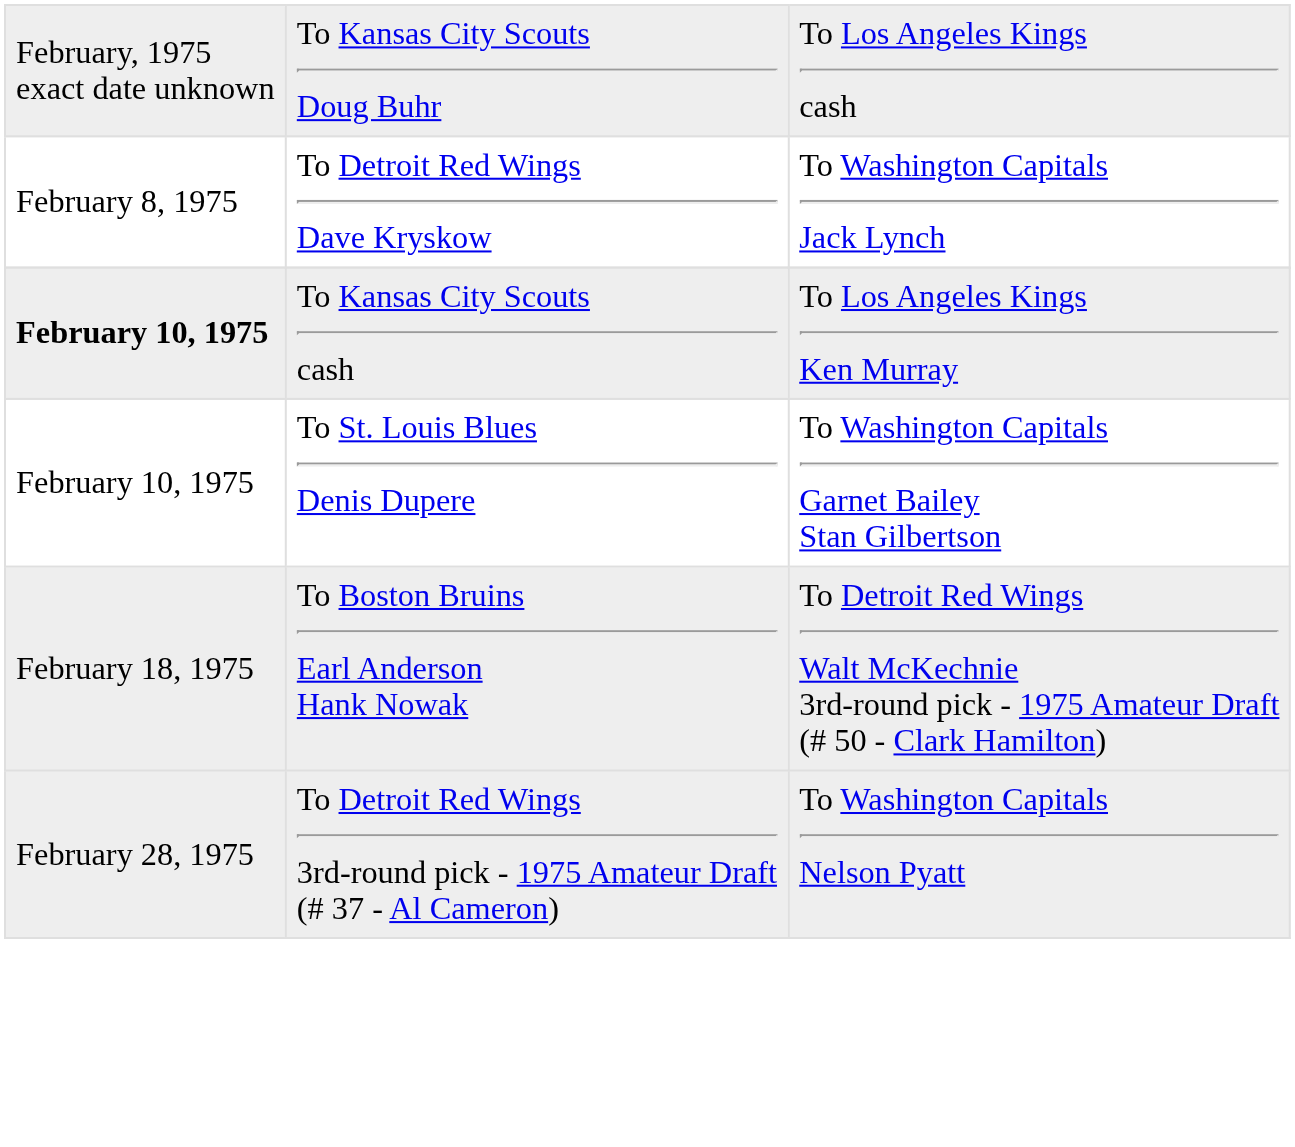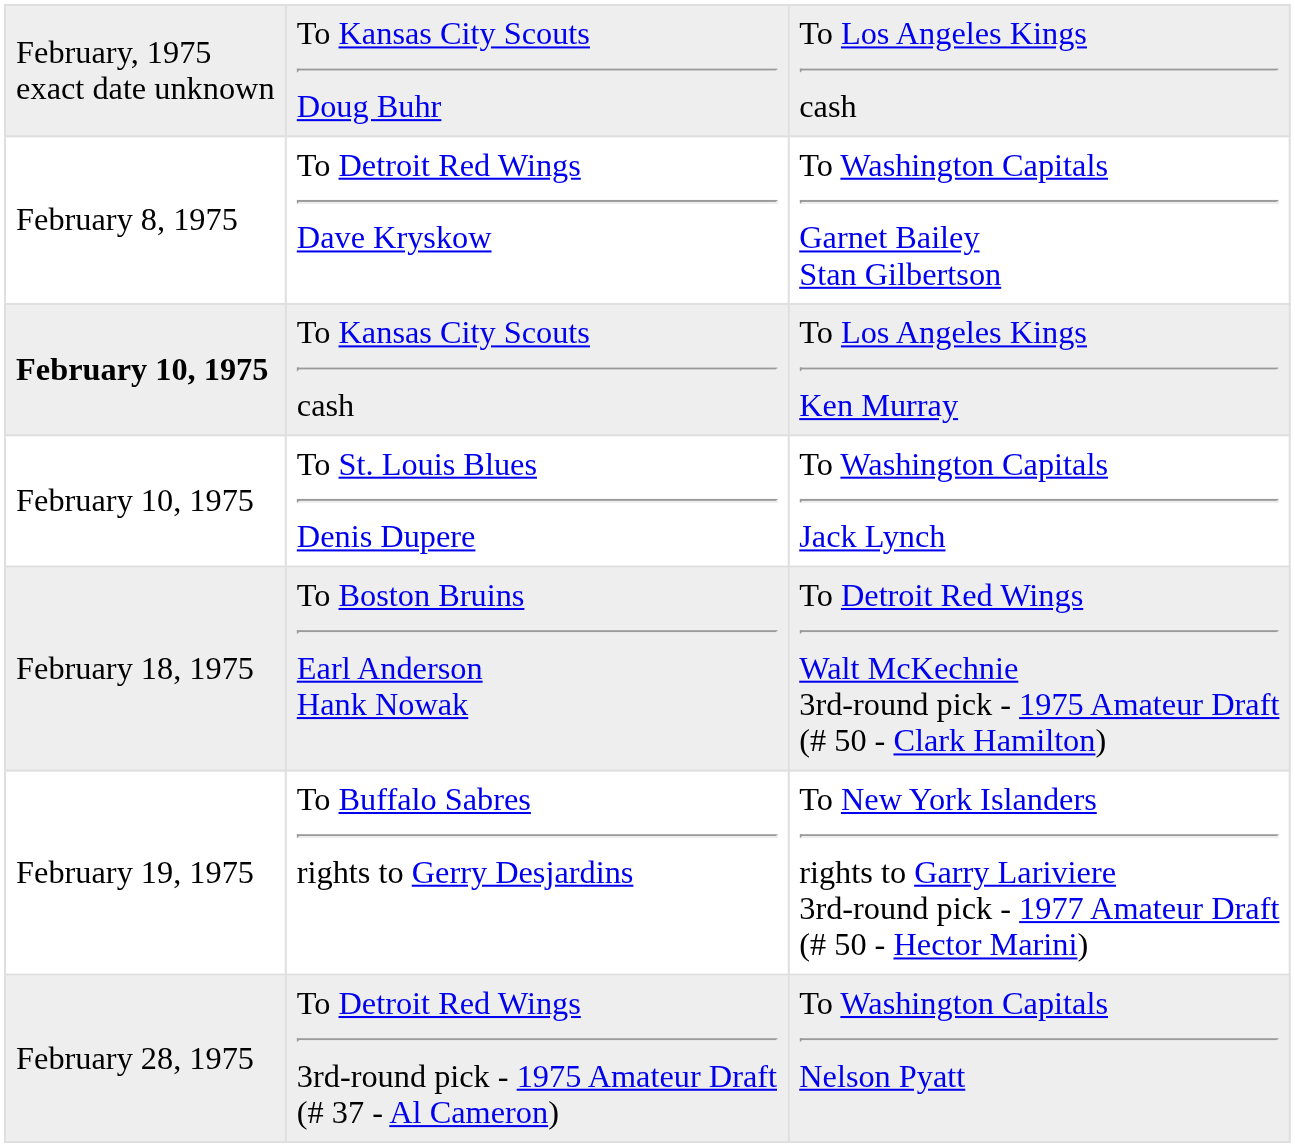(1039, 201) To Washington Capitals Jack Lynch -> (1039, 219) To Washington Capitals Garnet Bailey Stan Gilbertson
(1039, 482) To Washington Capitals Garnet Bailey Stan Gilbertson -> (1039, 500) To Washington Capitals Jack Lynch
+ row: (537, 835)
